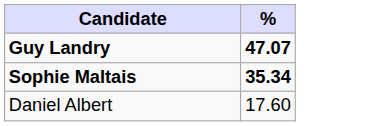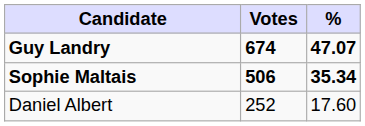+ column: (274, 18)
